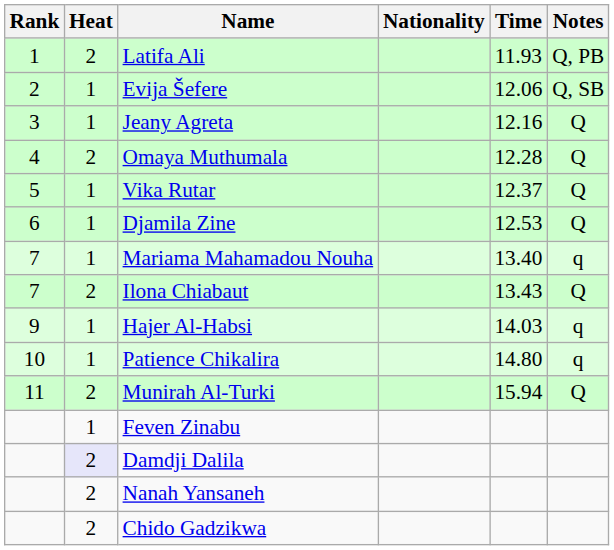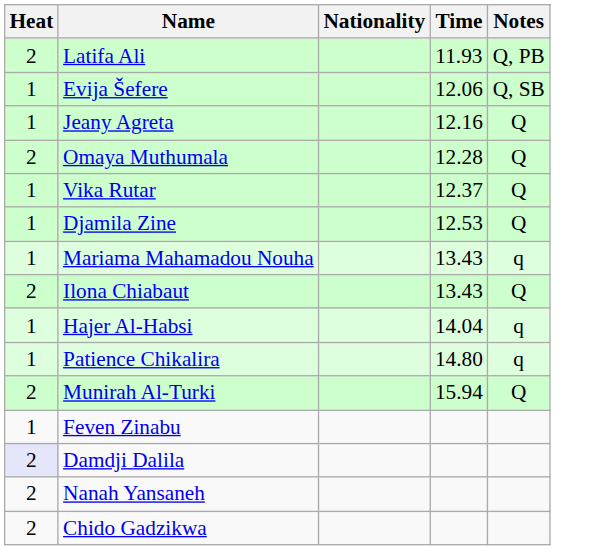- column: (34, 21)
(518, 257) 13.40 -> (459, 257) 13.43
(518, 325) 14.03 -> (459, 325) 14.04
